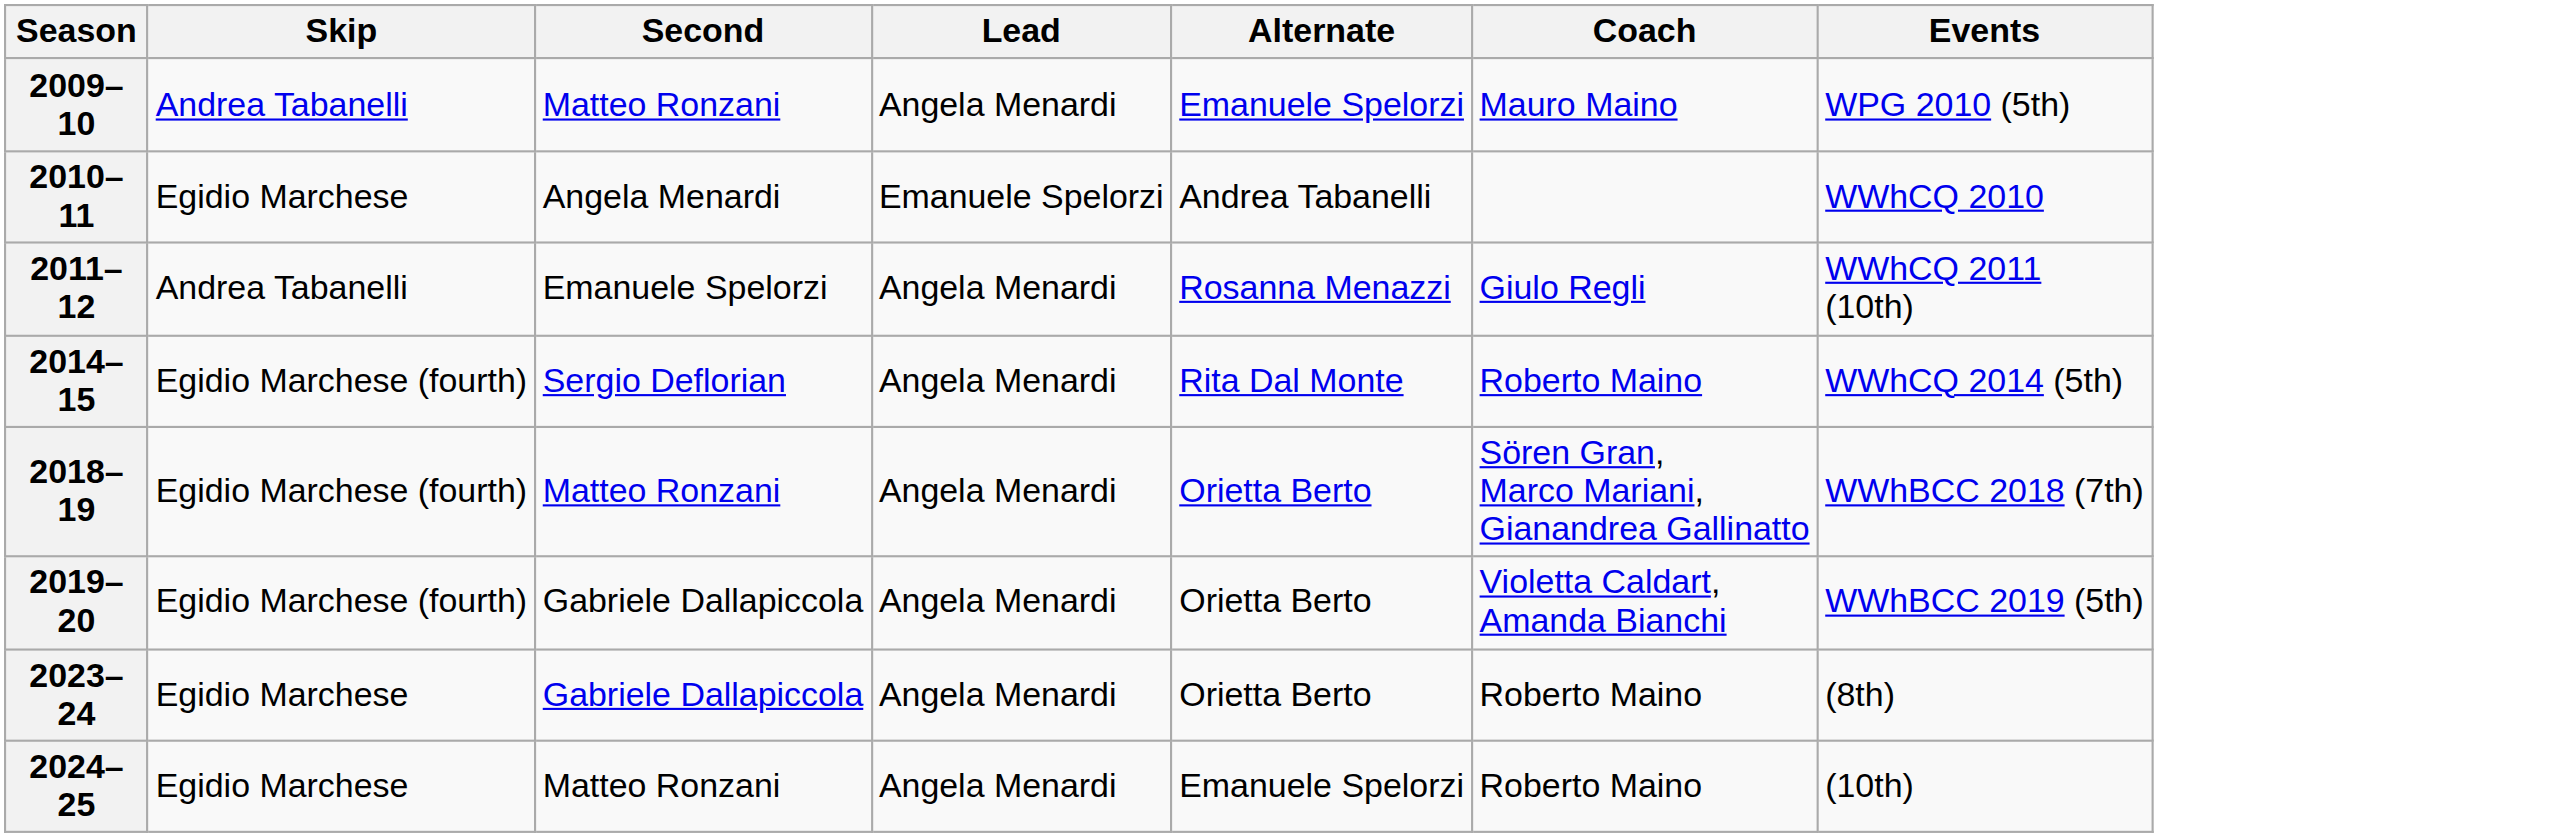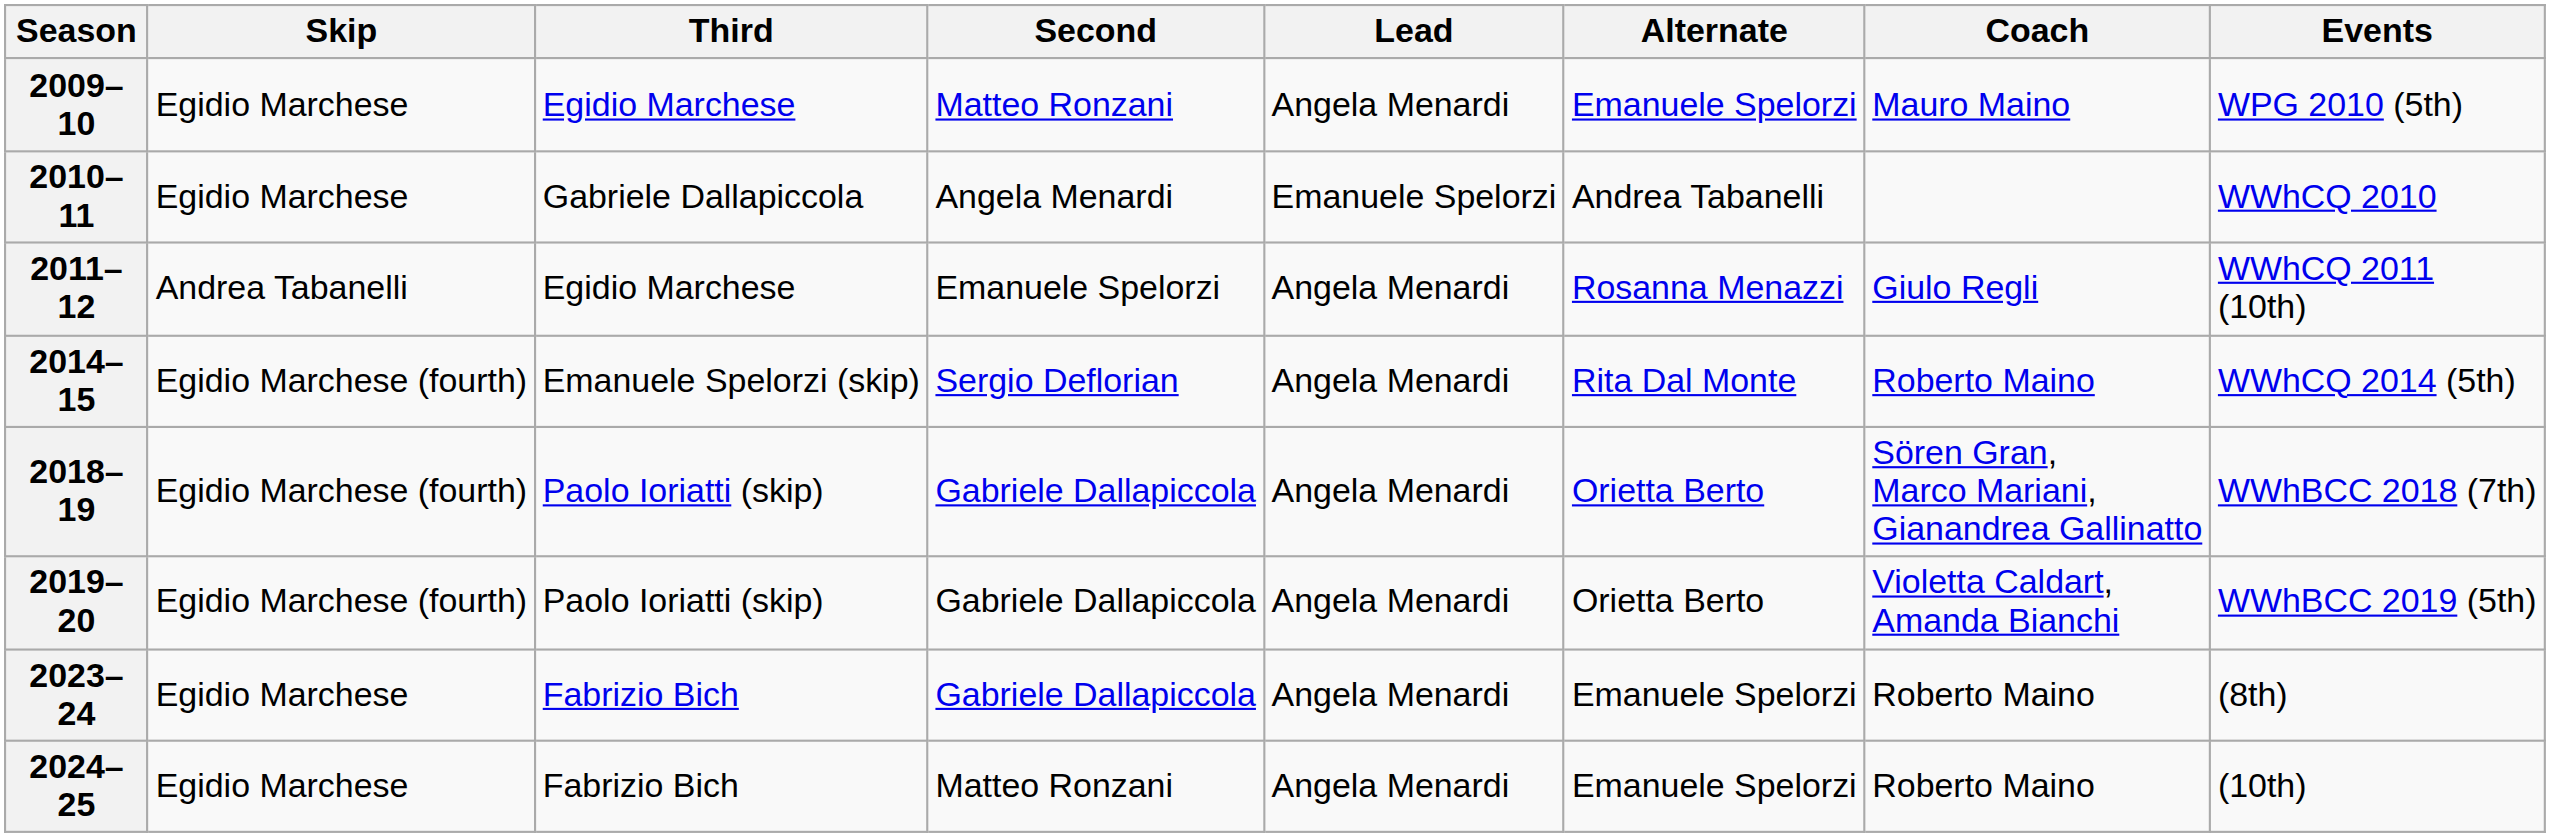+ column: (731, 31)
(282, 104) Andrea Tabanelli -> (282, 104) Egidio Marchese
(662, 491) Matteo Ronzani -> (1096, 491) Gabriele Dallapiccola
(1275, 694) Orietta Berto -> (1714, 694) Emanuele Spelorzi
